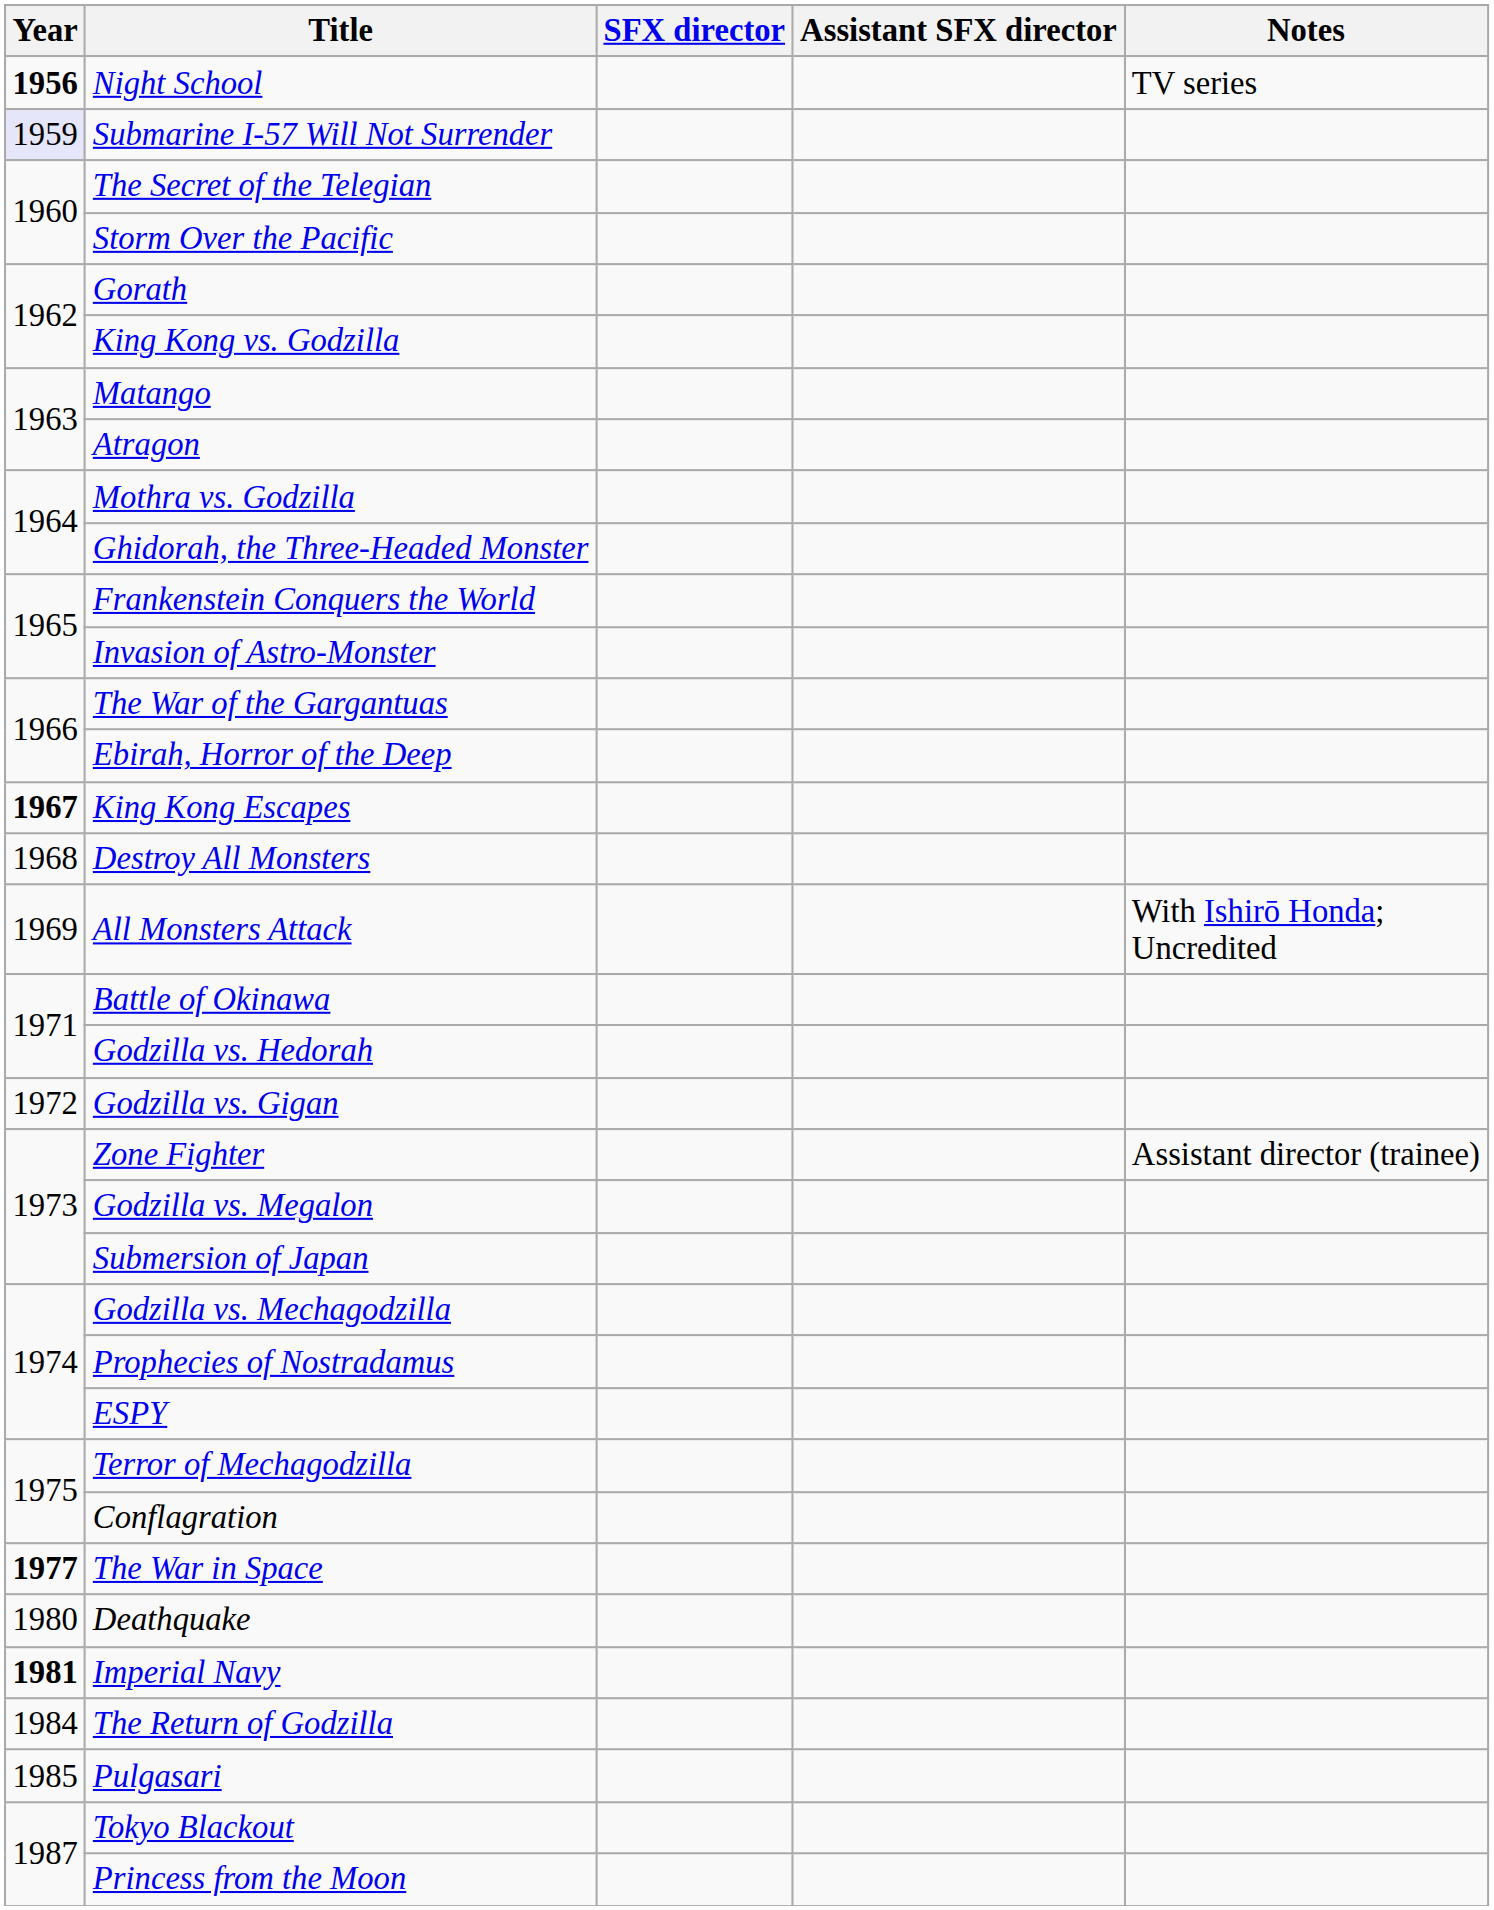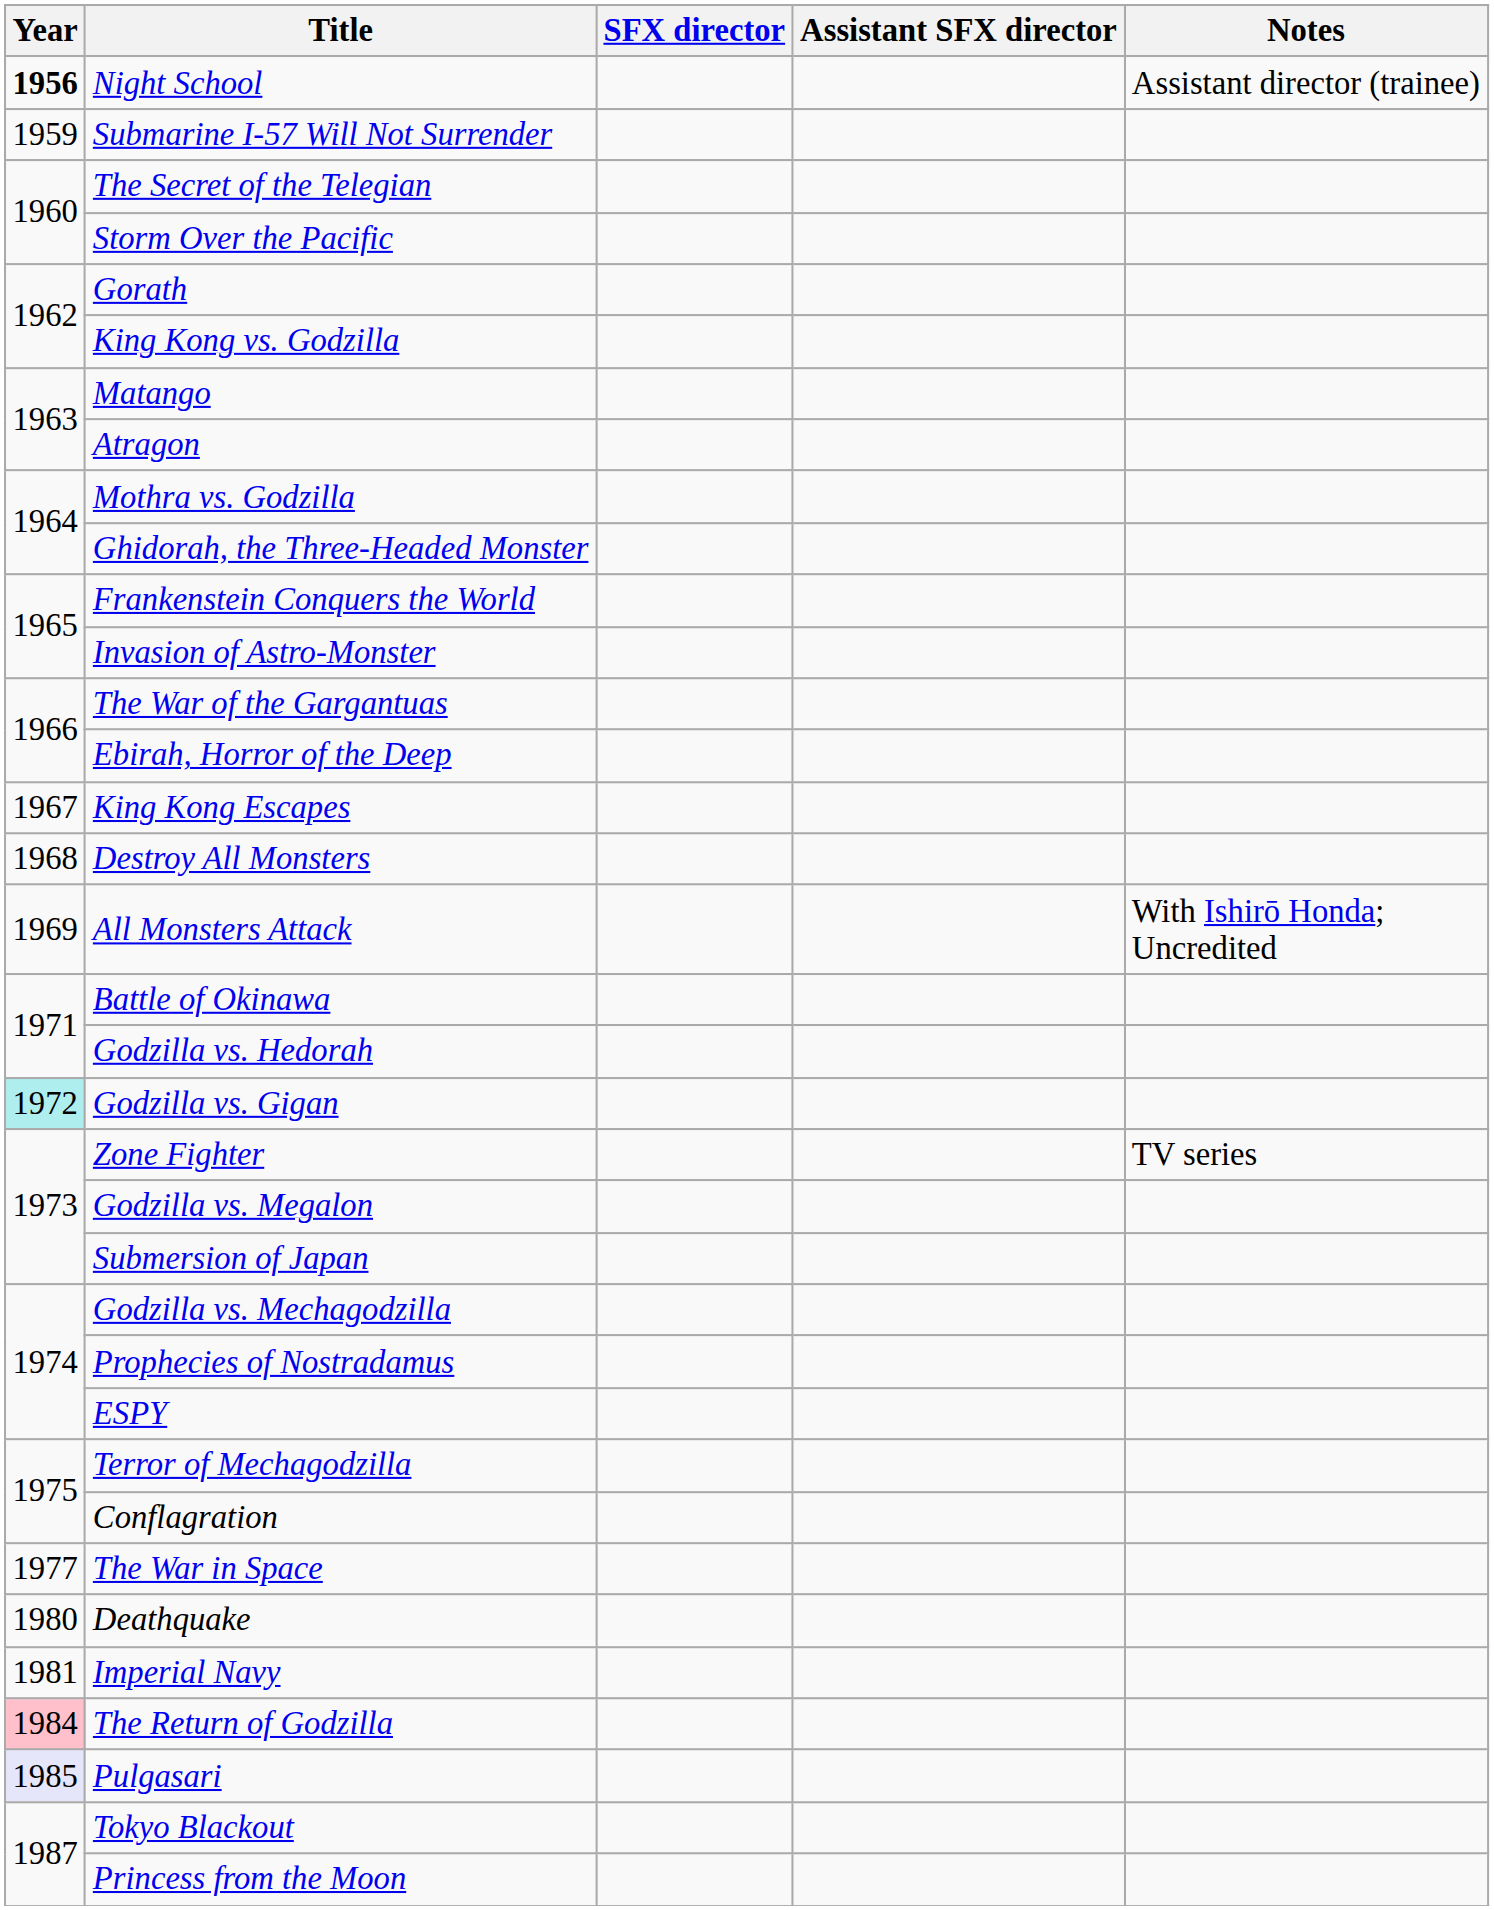(1195, 82) TV series -> (1306, 82) Assistant director (trainee)
(45, 133) lavender background -> (45, 133) no background
(45, 806) bold -> (45, 806) normal
(45, 1102) no background -> (45, 1102) paleturquoise background
(1306, 1154) Assistant director (trainee) -> (1195, 1154) TV series
(45, 1568) bold -> (45, 1568) normal
(45, 1671) bold -> (45, 1671) normal
(45, 1723) no background -> (45, 1723) pink background
(45, 1775) no background -> (45, 1775) lavender background
